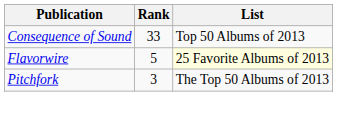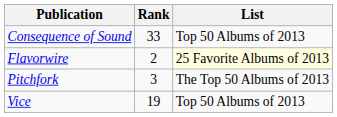(154, 58) 5 -> (154, 58) 2
+ row: (19, 101)
